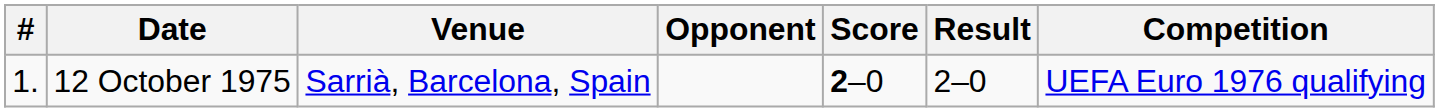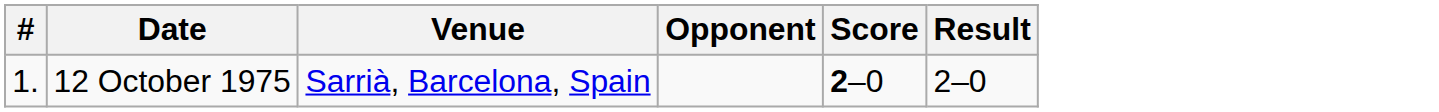- column: (1236, 29)
